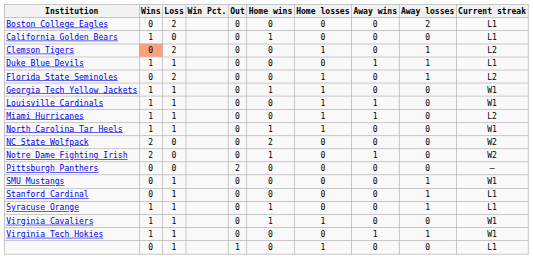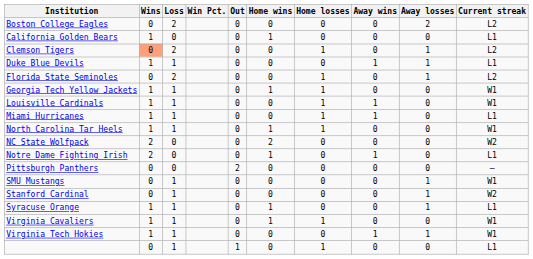(492, 24) L1 -> (492, 24) L2
(492, 116) L2 -> (492, 116) L1
(492, 155) W2 -> (492, 155) L1
(492, 195) L1 -> (492, 195) W2
